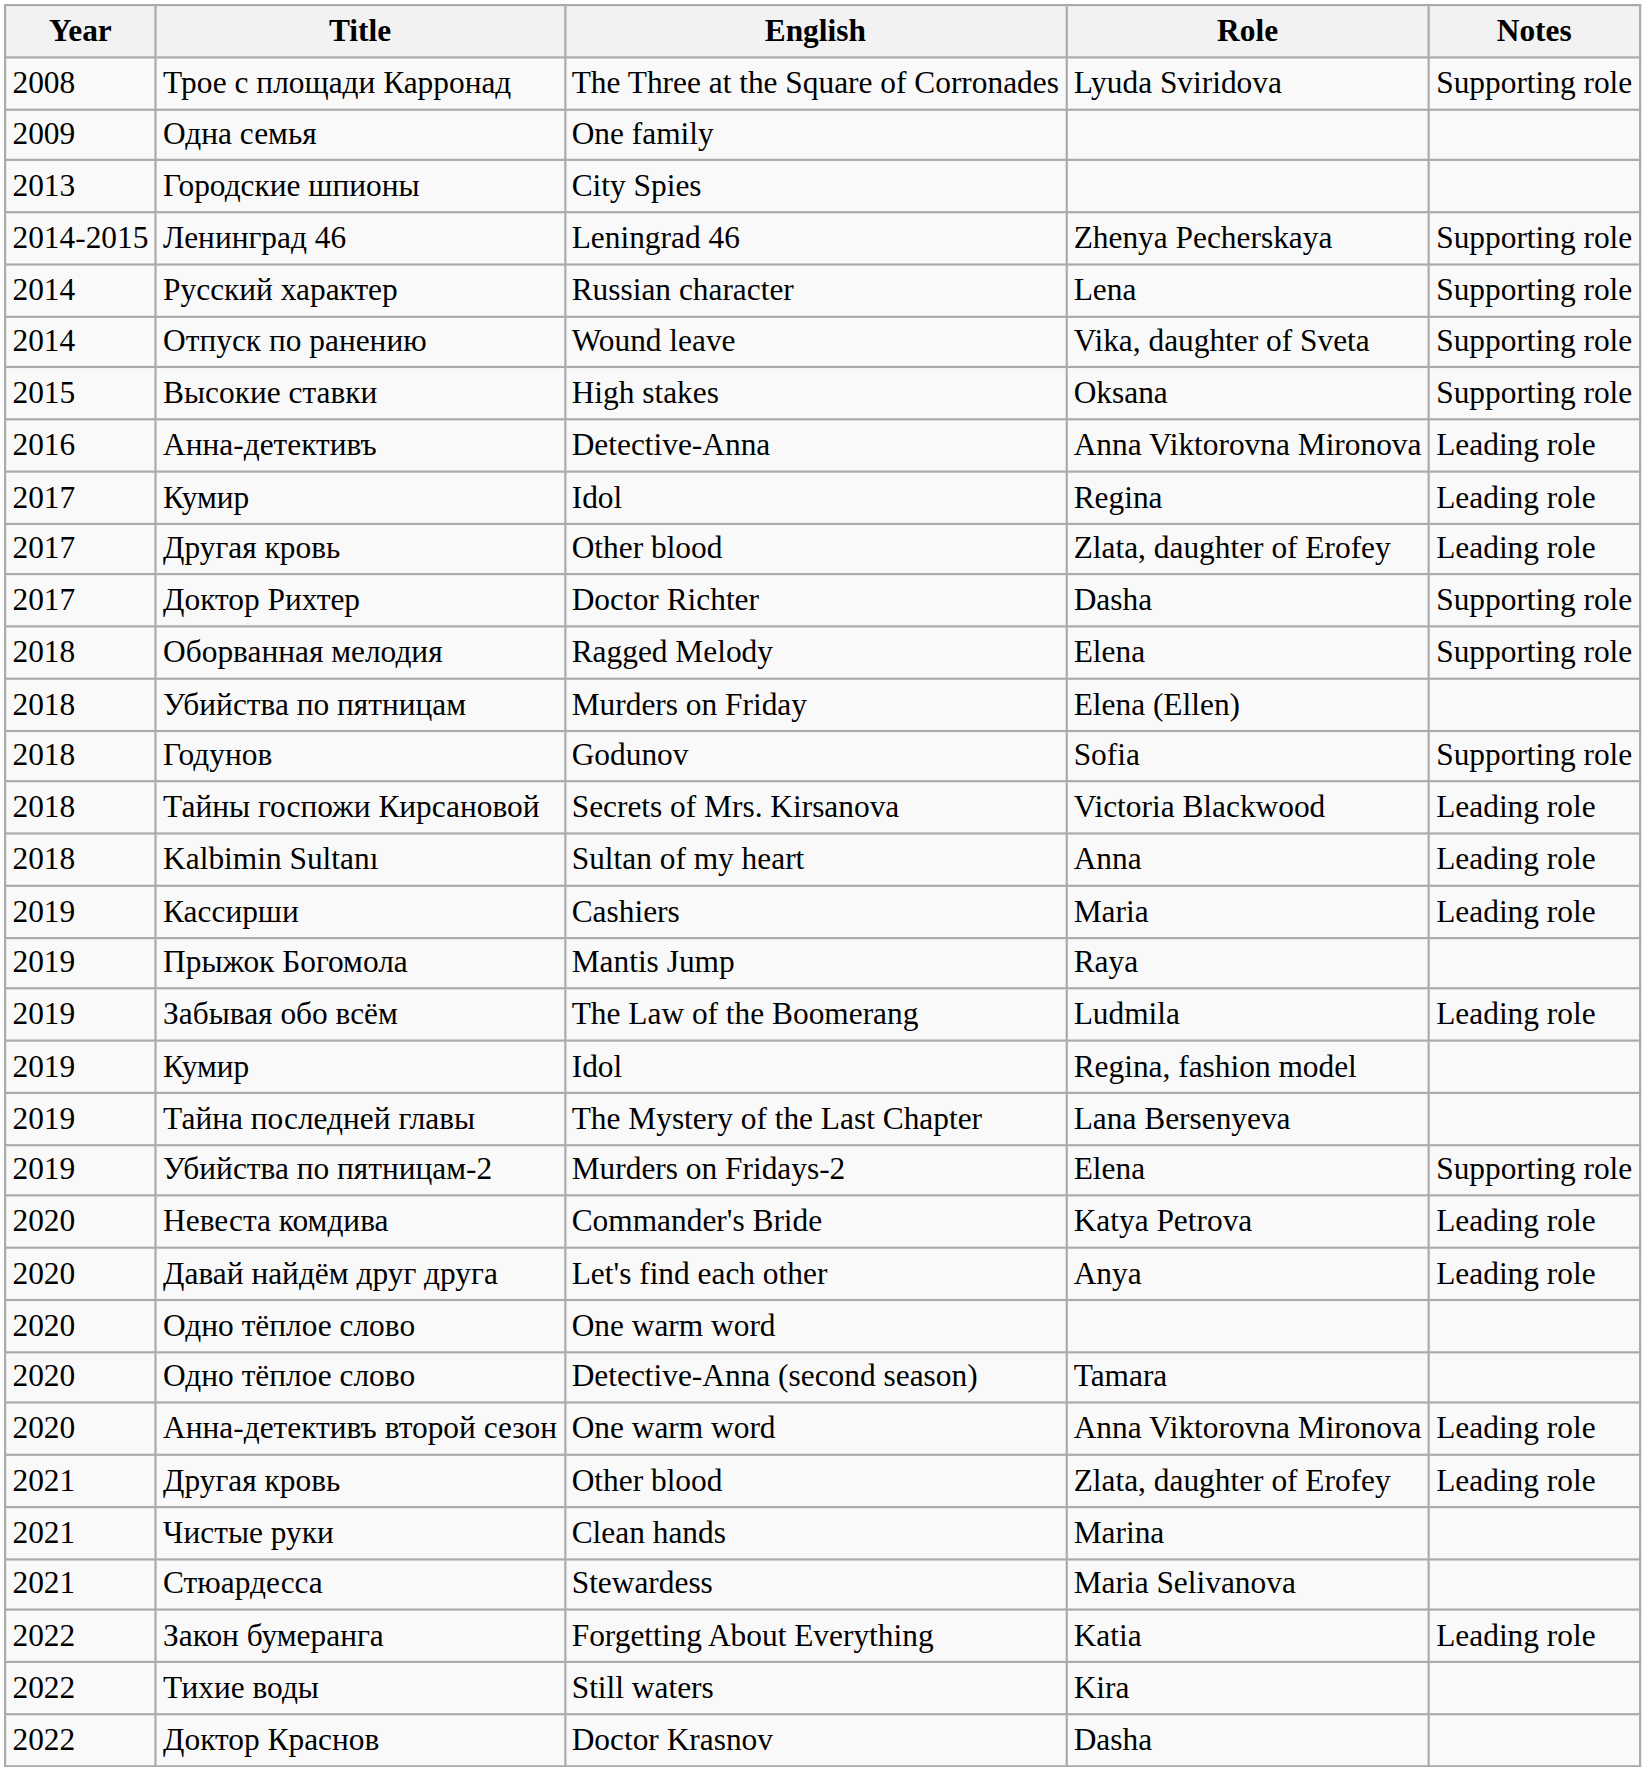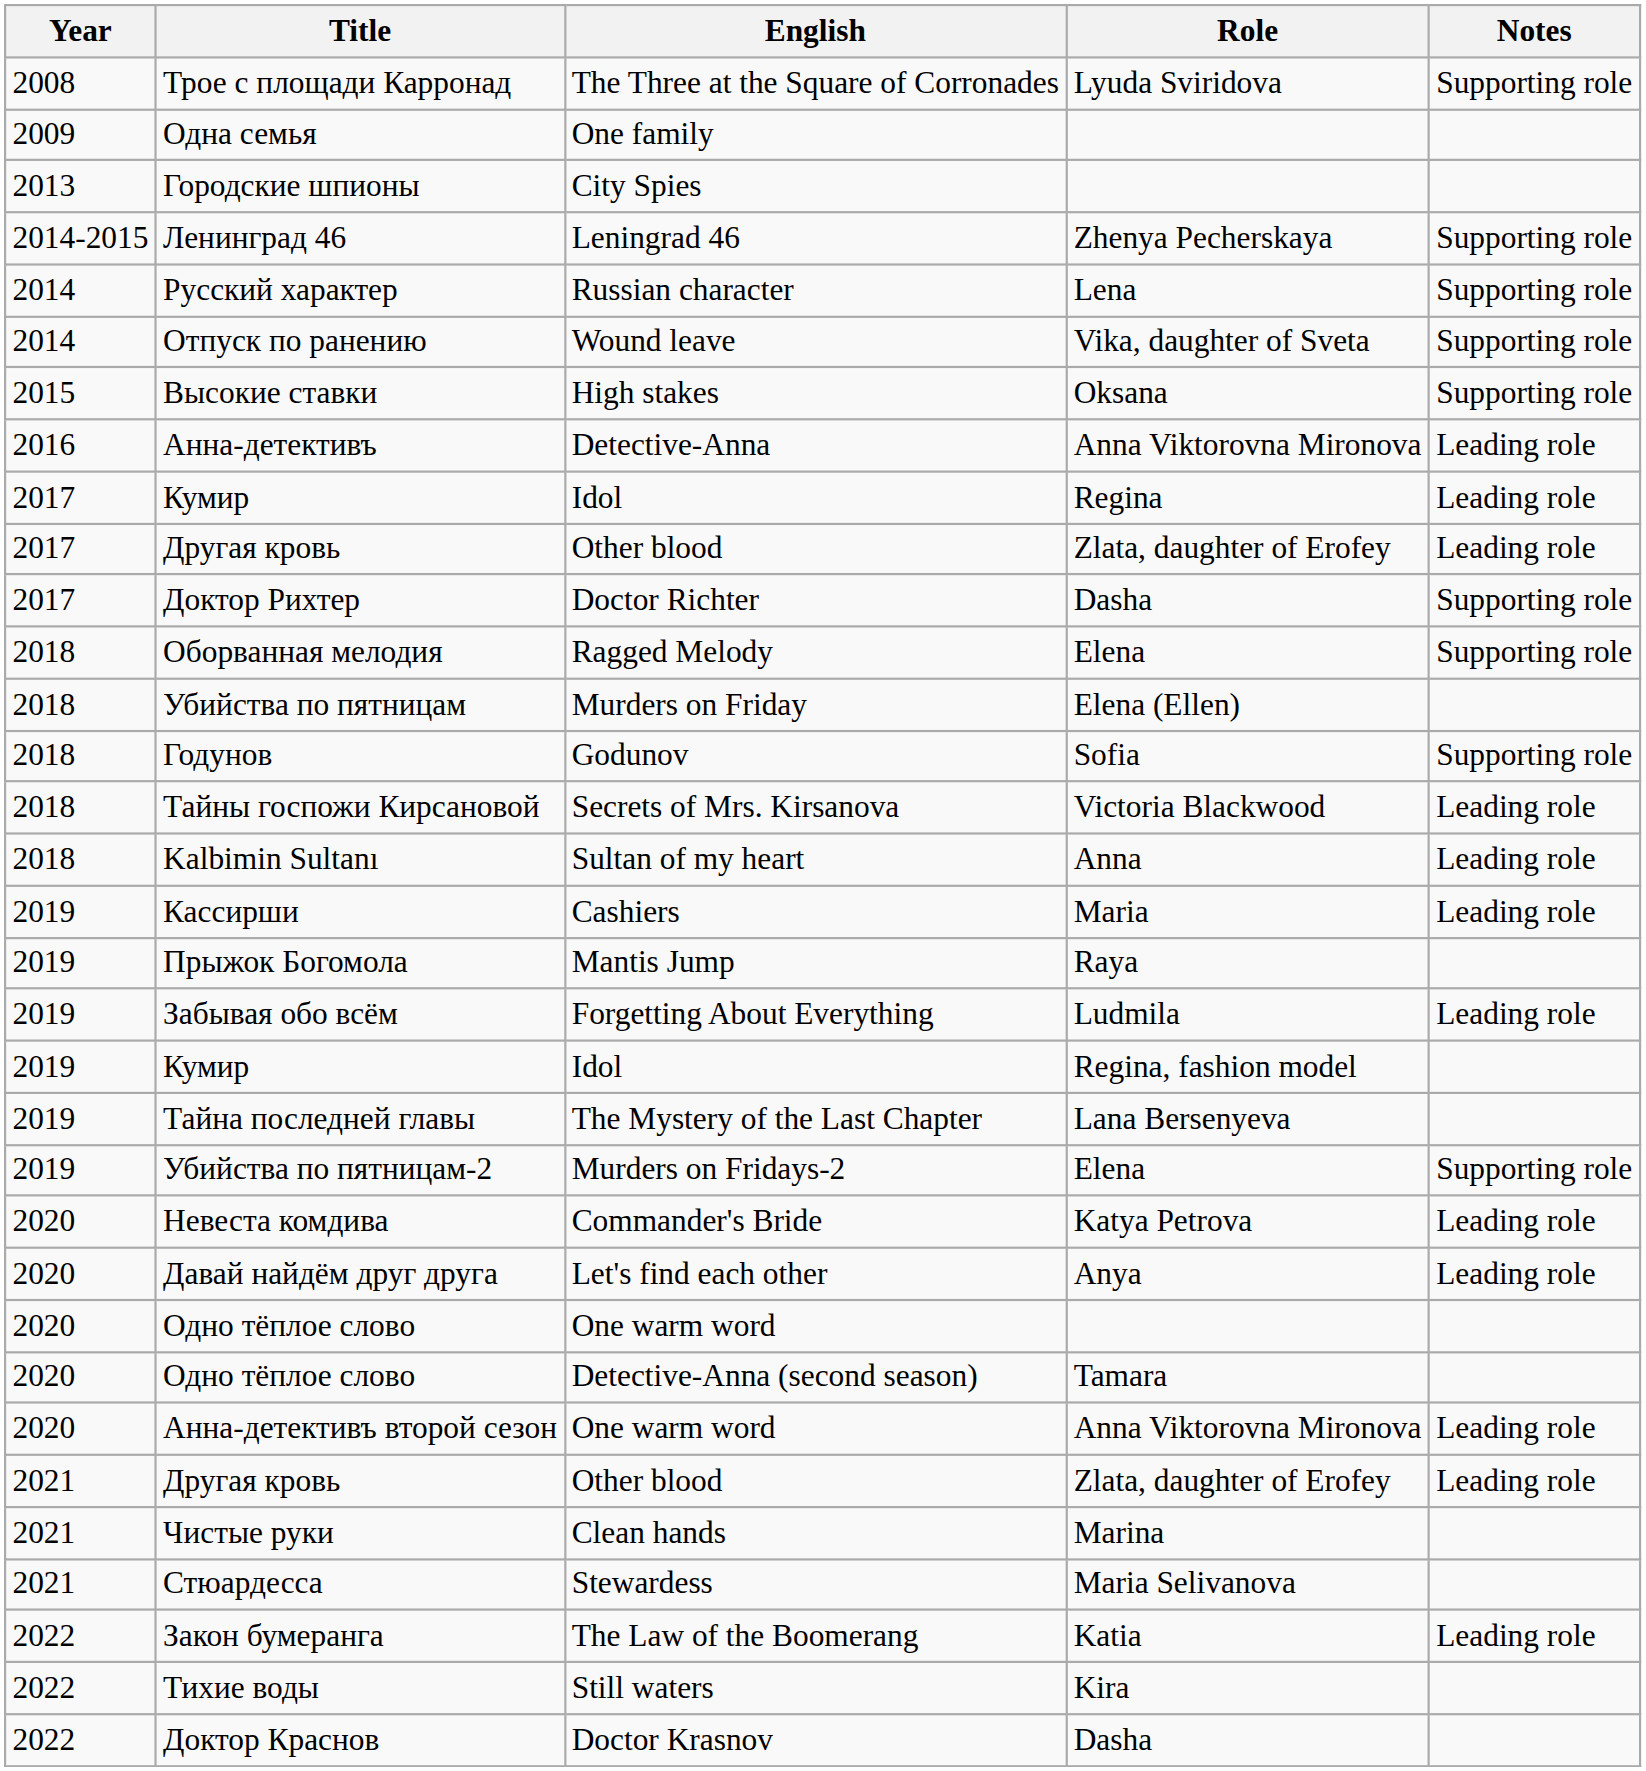(745, 1014) The Law of the Boomerang -> (753, 1014) Forgetting About Everything
(753, 1635) Forgetting About Everything -> (745, 1635) The Law of the Boomerang
